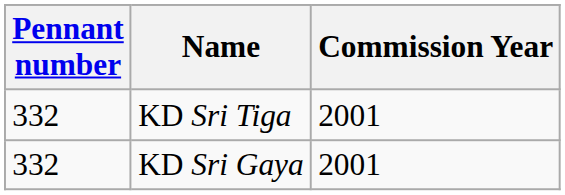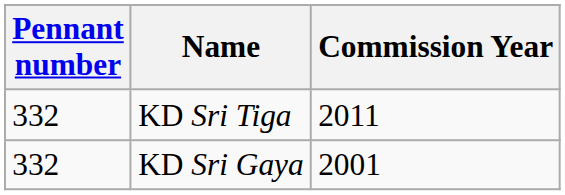(350, 114) 2001 -> (349, 114) 2011
